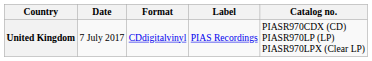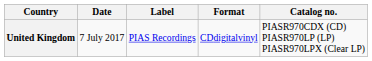columns swapped: (224, 12) <-> (158, 12)
